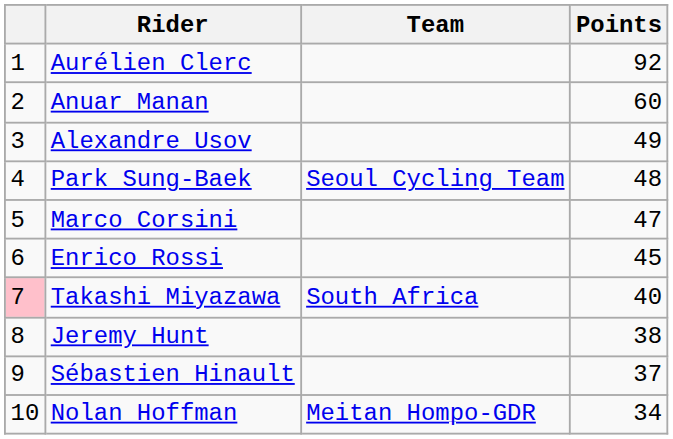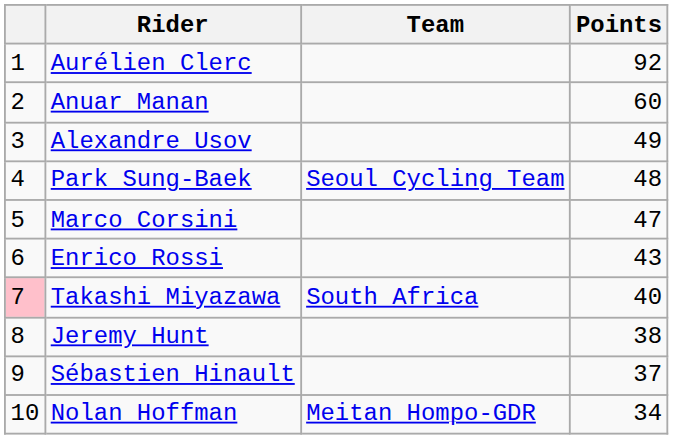(648, 258) 45 -> (648, 258) 43
